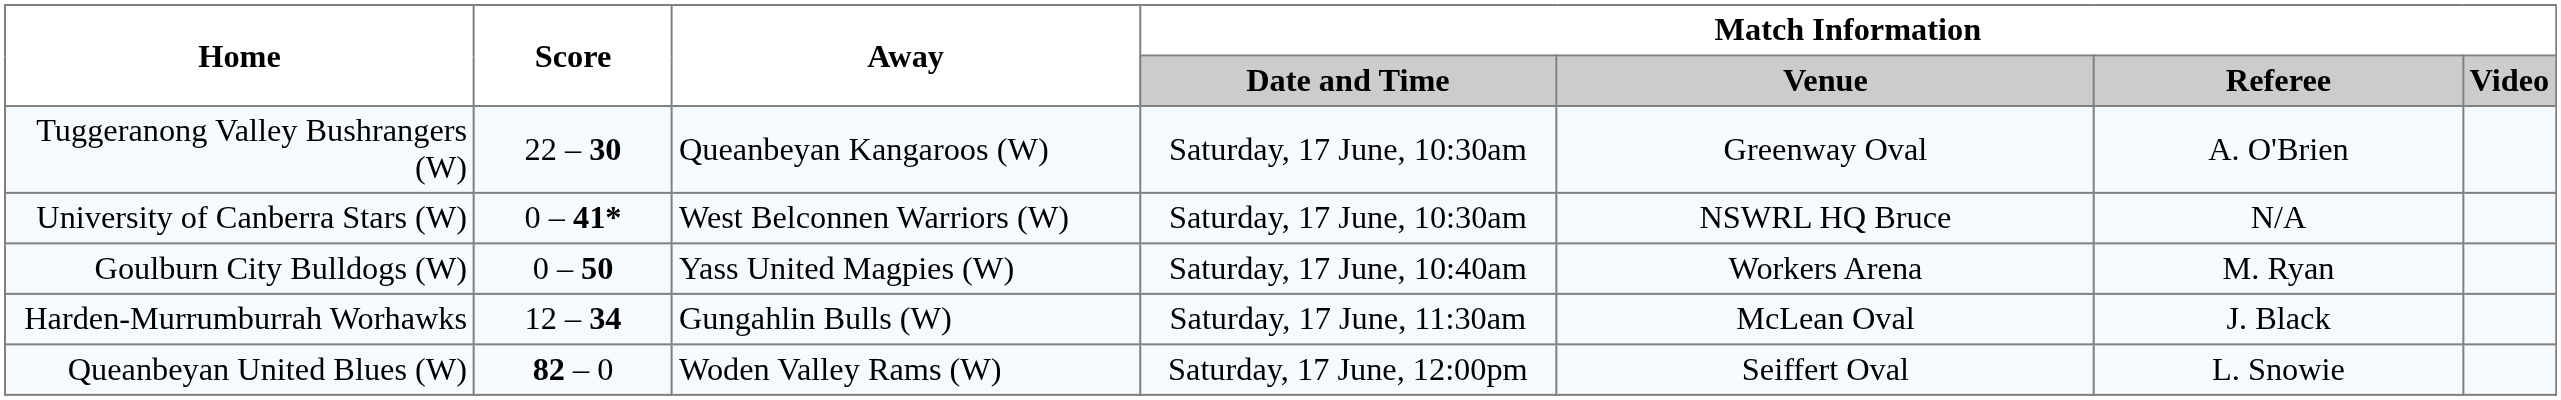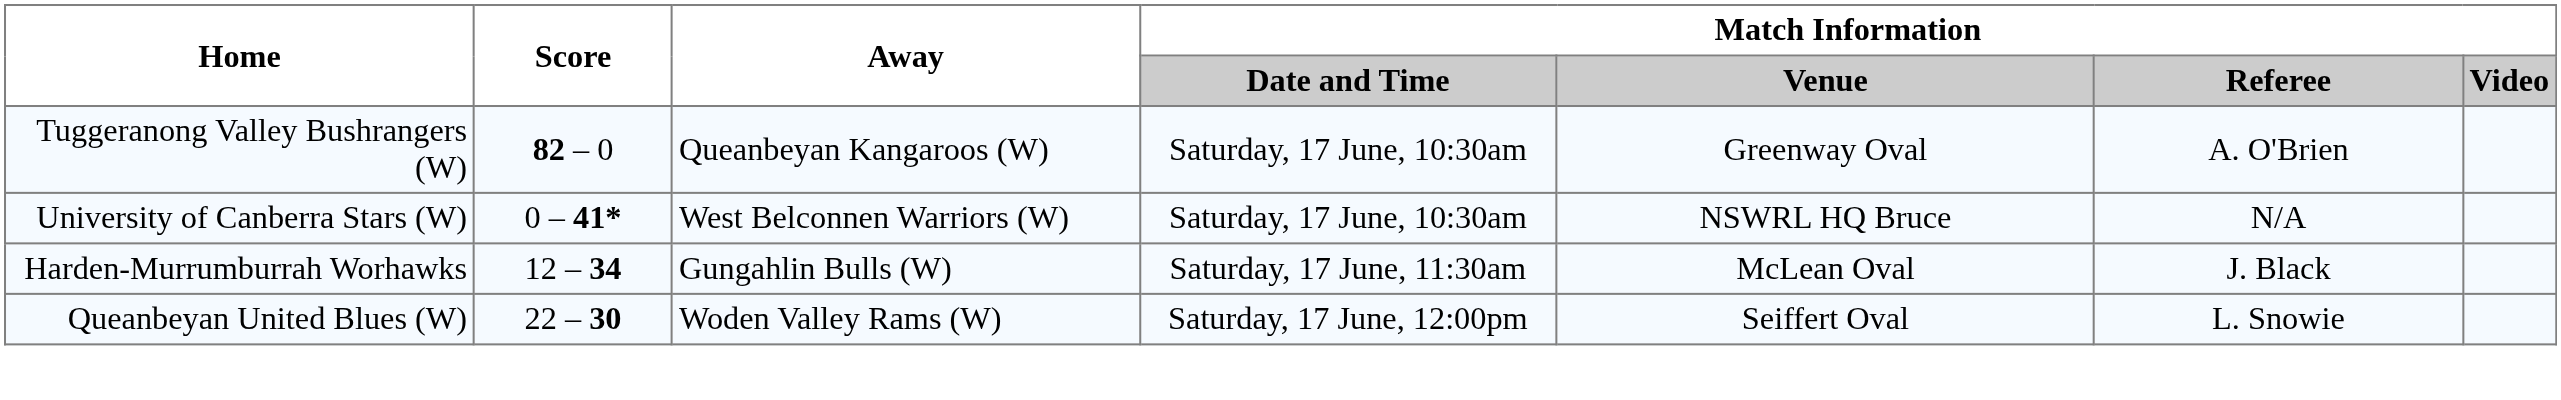(573, 148) 22 – 30 -> (573, 148) 82 – 0
- row: (281, 268)
(573, 369) 82 – 0 -> (573, 318) 22 – 30
